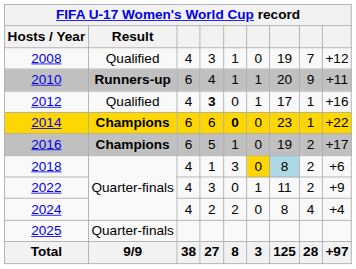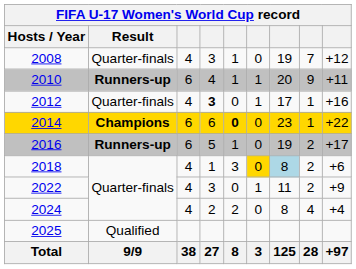(133, 58) Qualified -> (133, 58) Quarter-finals
(133, 101) Qualified -> (133, 101) Quarter-finals
(133, 144) Champions -> (133, 144) Runners-up
(133, 230) Quarter-finals -> (133, 230) Qualified
